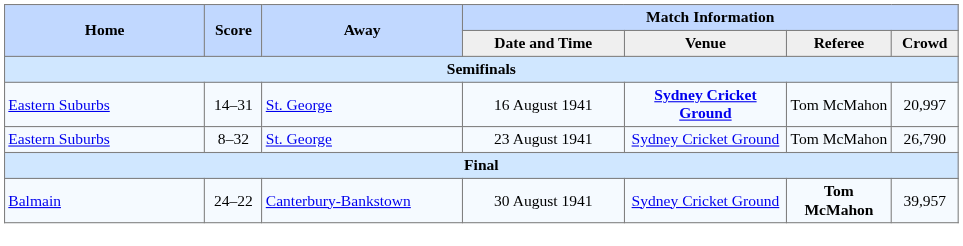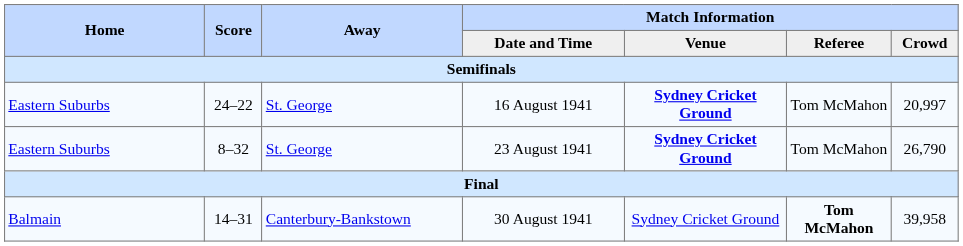(233, 104) 14–31 -> (233, 104) 24–22
(705, 139) normal -> (705, 148) bold
(233, 200) 24–22 -> (233, 218) 14–31
(925, 200) 39,957 -> (925, 218) 39,958
